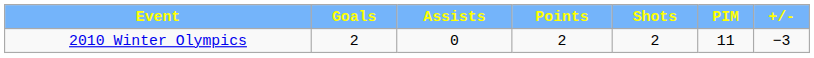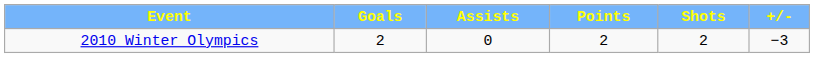- column: (726, 17)
